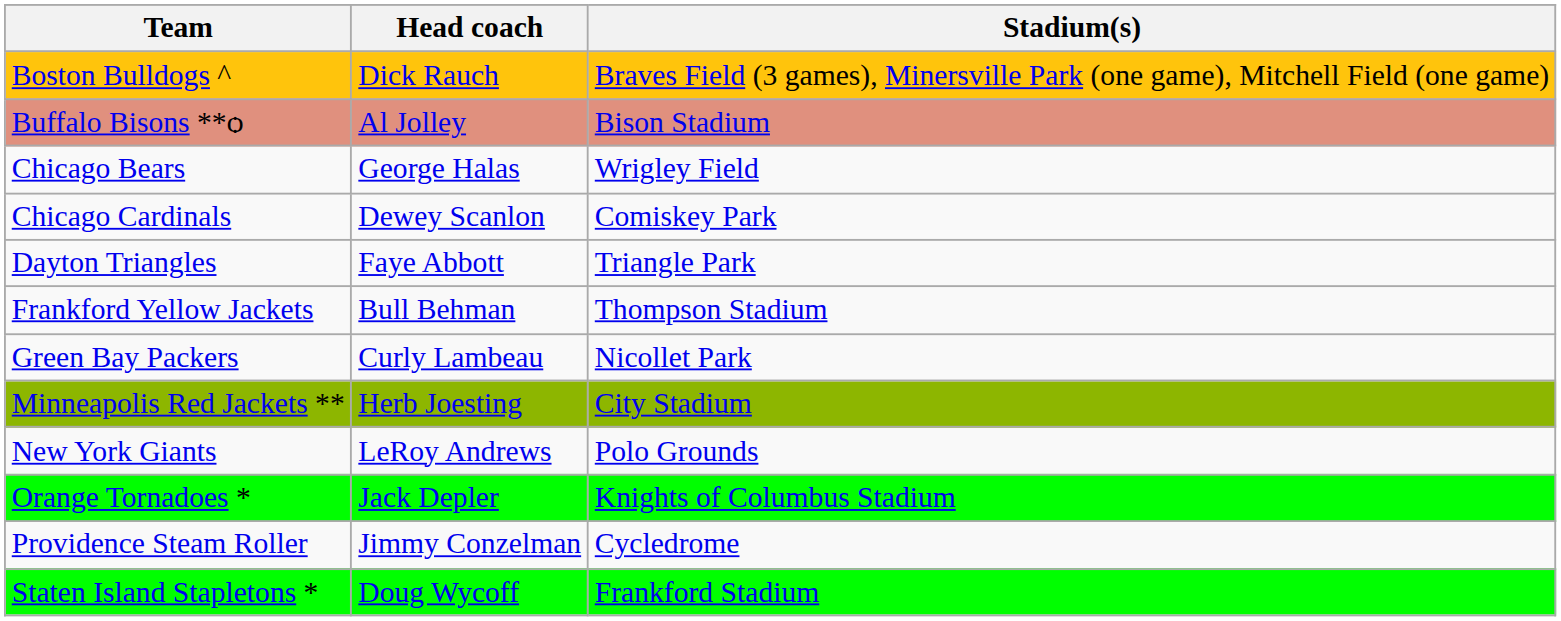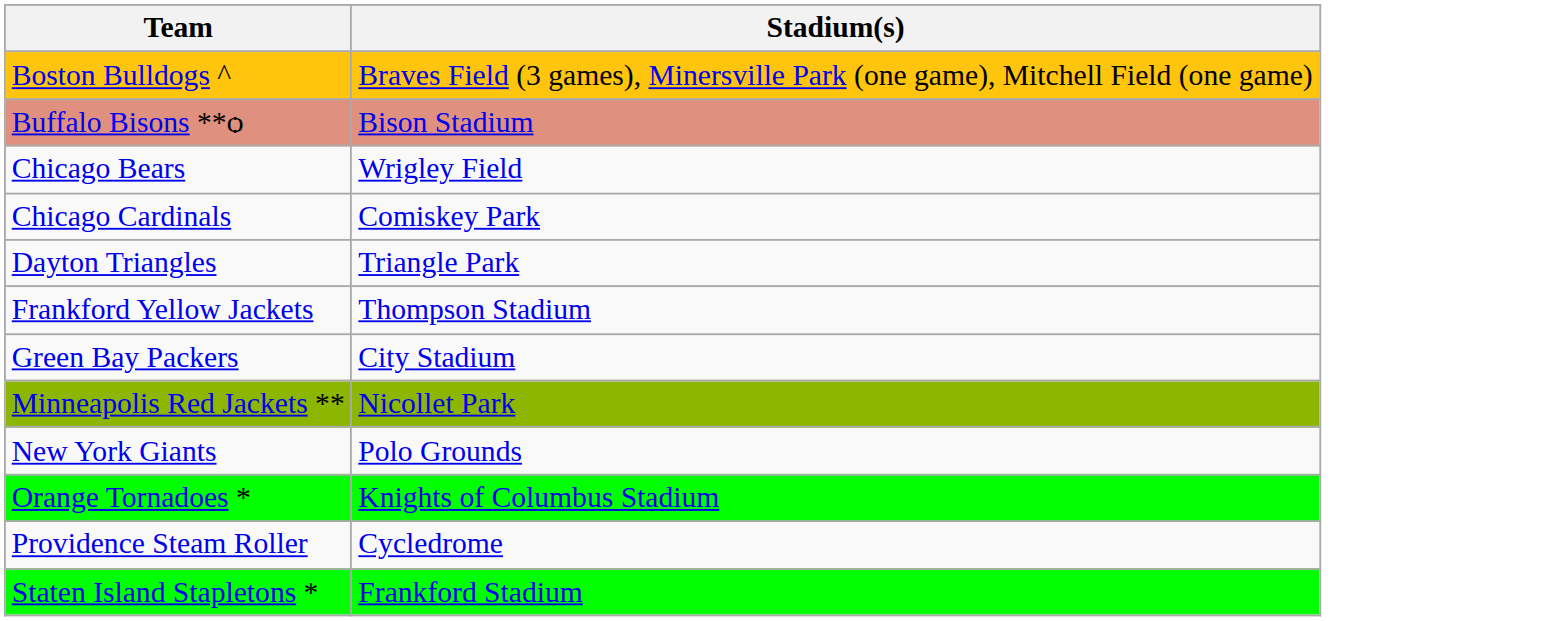- column: (470, 27)
(673, 356) Nicollet Park -> (437, 356) City Stadium
(673, 403) City Stadium -> (437, 403) Nicollet Park
